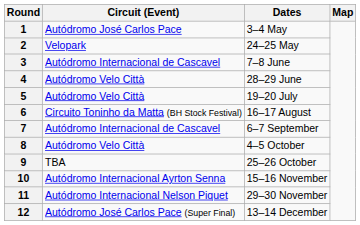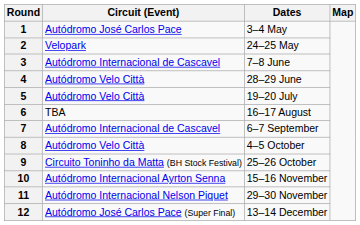(143, 113) Circuito Toninho da Matta (BH Stock Festival) -> (55, 113) TBA
(55, 163) TBA -> (143, 163) Circuito Toninho da Matta (BH Stock Festival)
